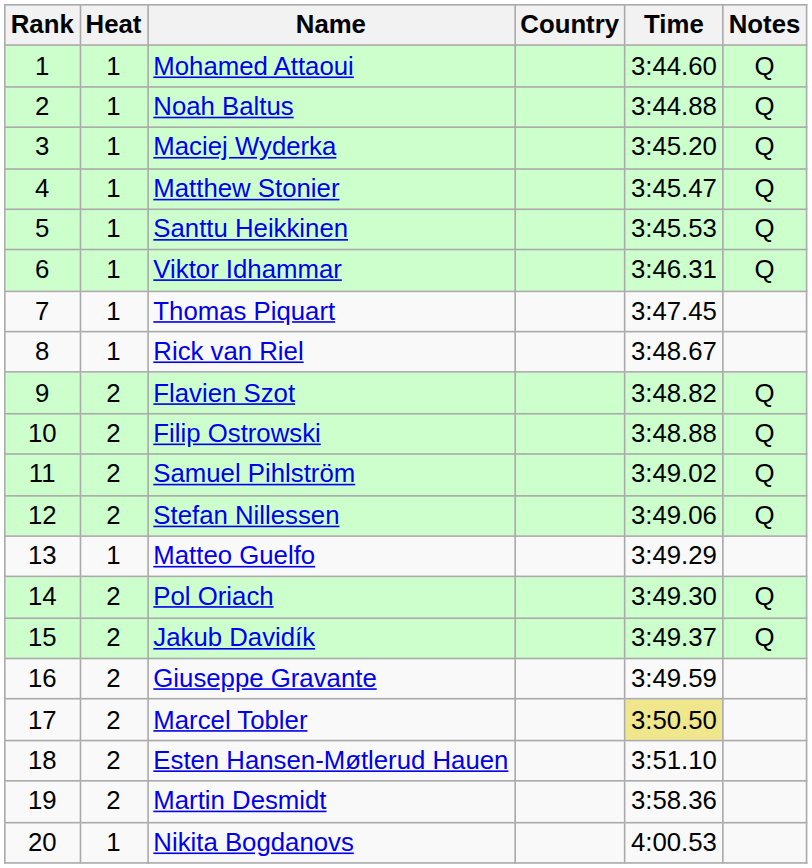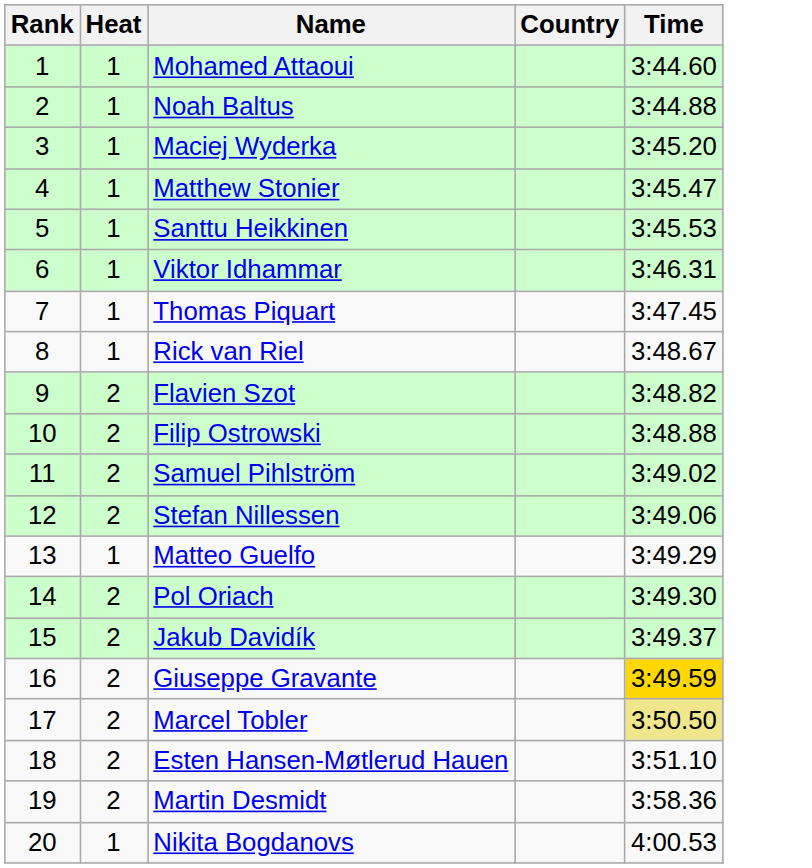- column: (765, 24)
(674, 678) no background -> (674, 678) gold background
